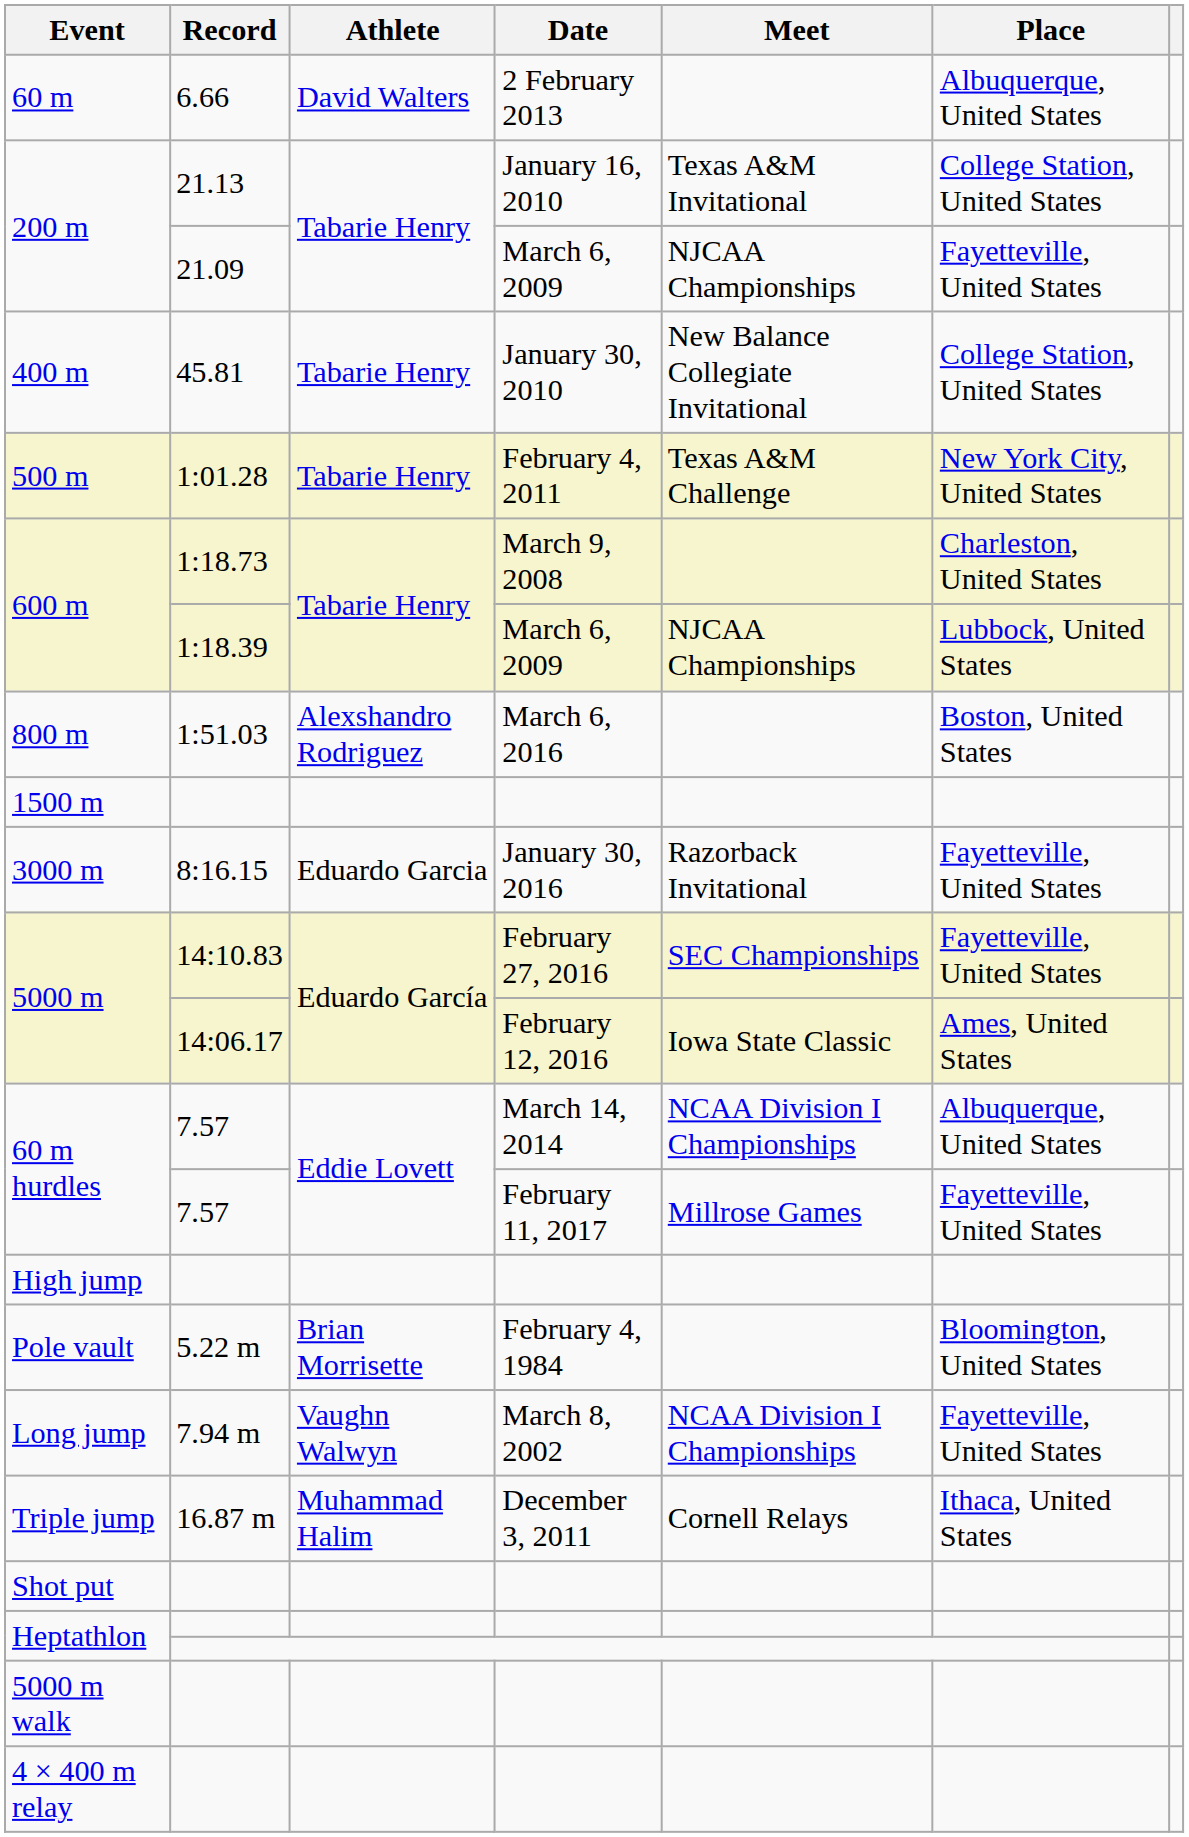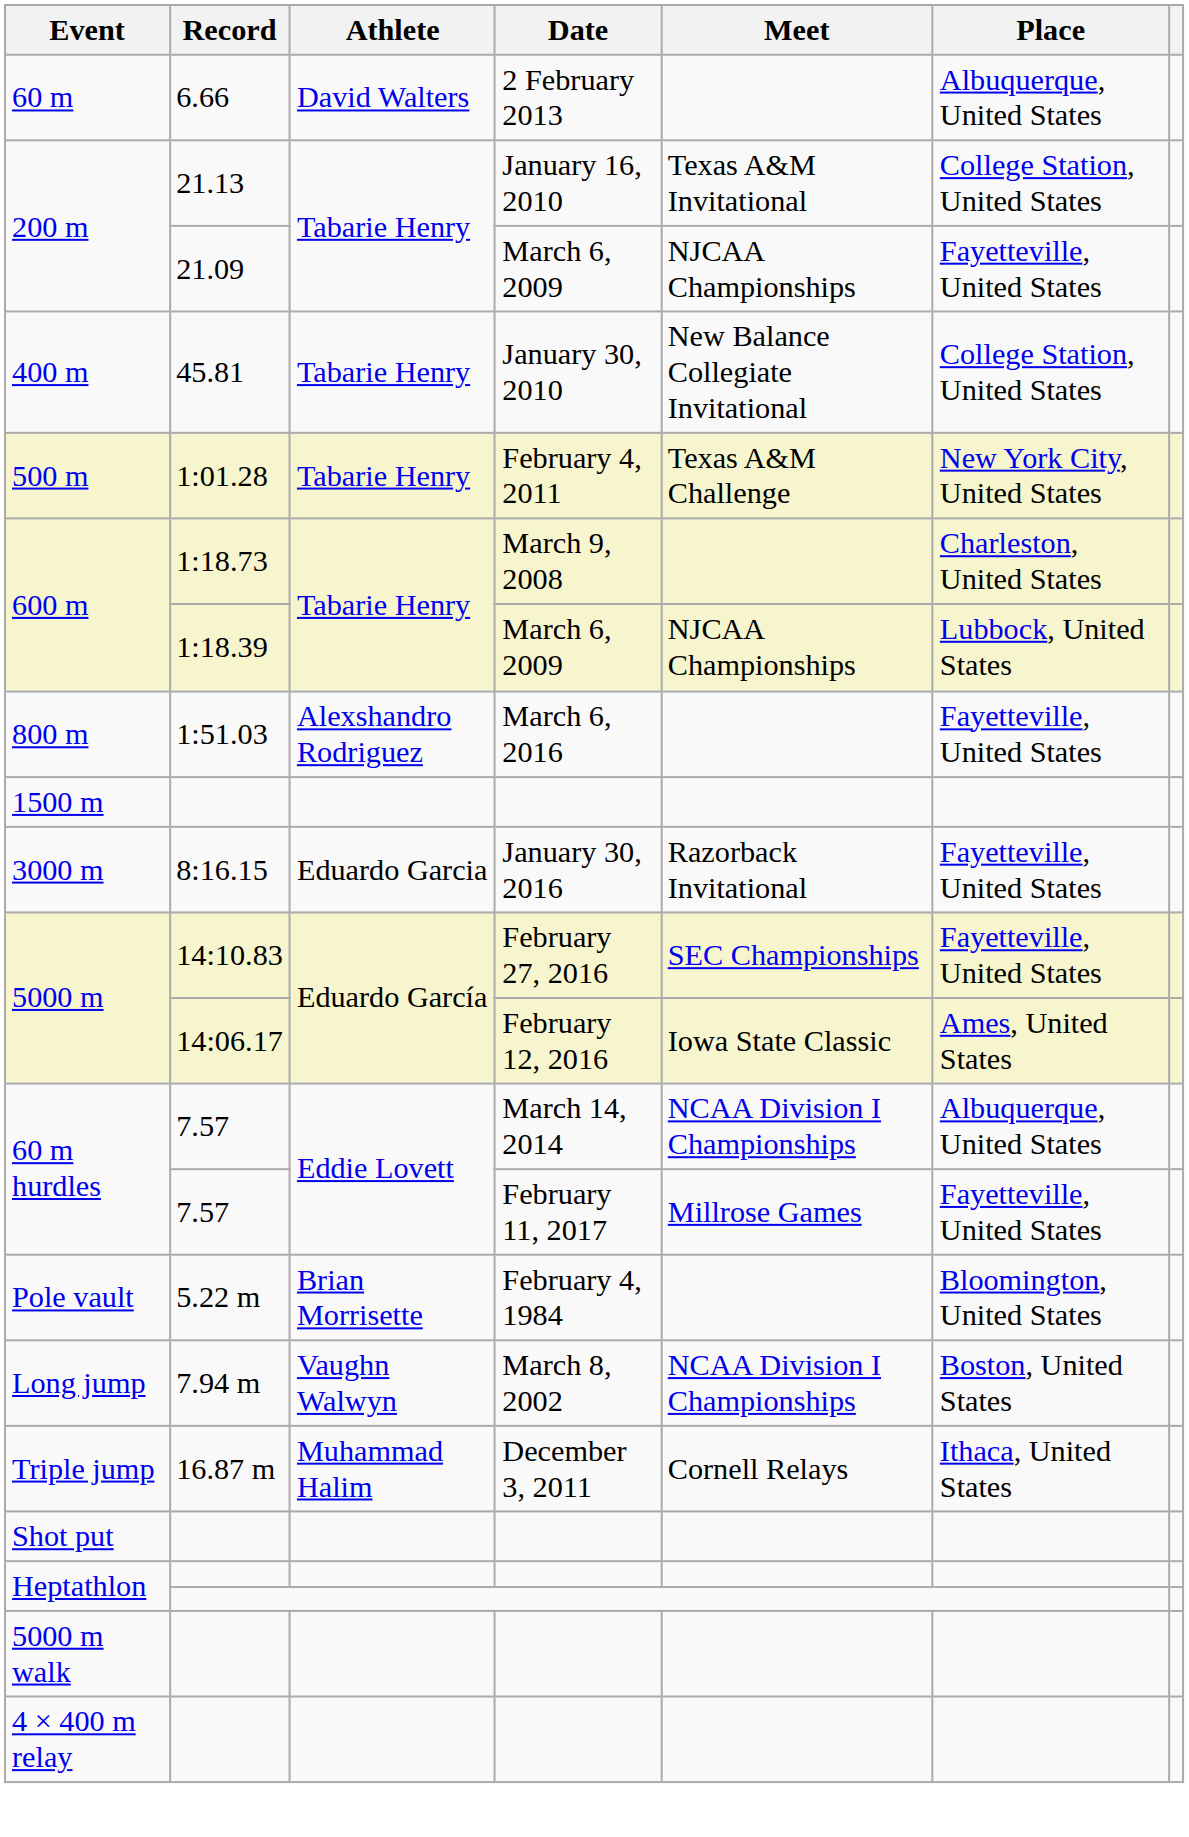(1031, 733) Boston, United States -> (1021, 733) Fayetteville, United States
- row: (77, 1279)
(1021, 1432) Fayetteville, United States -> (1031, 1382) Boston, United States
